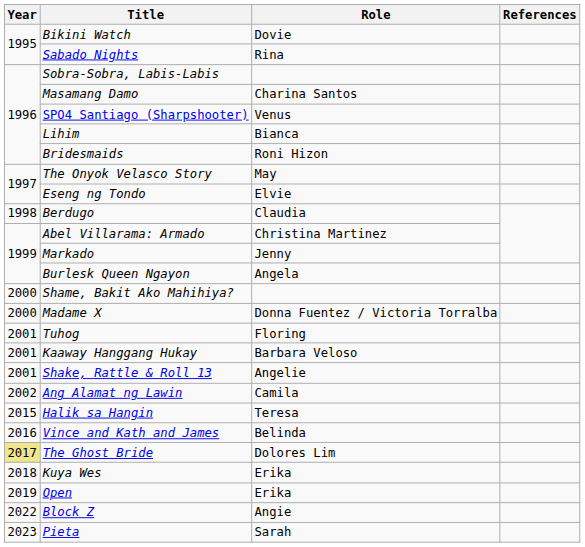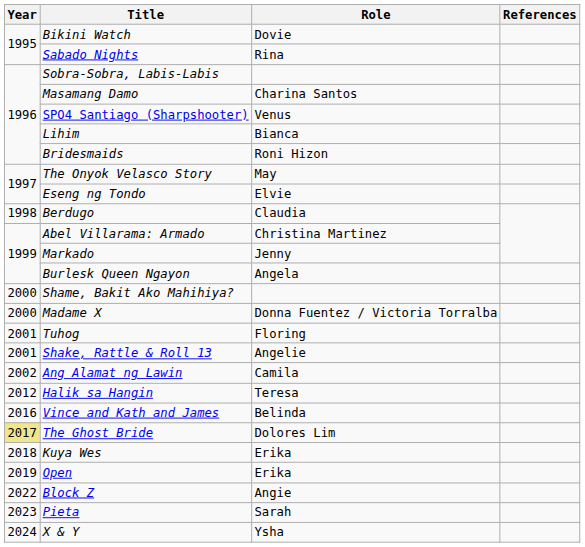- row: (120, 353)
(22, 413) 2015 -> (22, 393) 2012
+ row: (61, 532)
